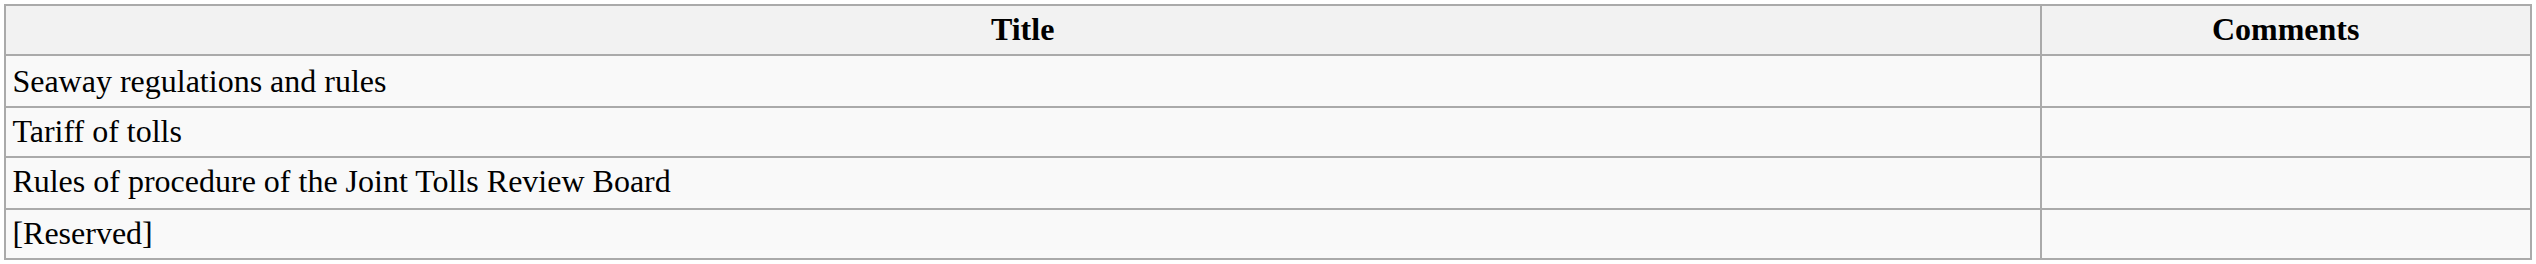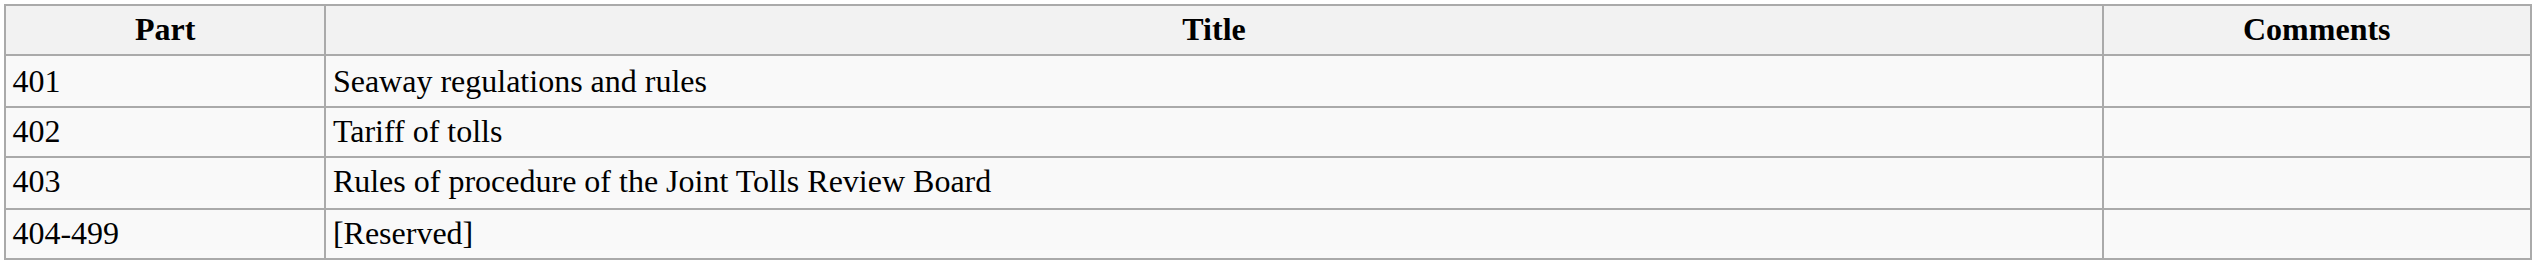+ column: (165, 29)
